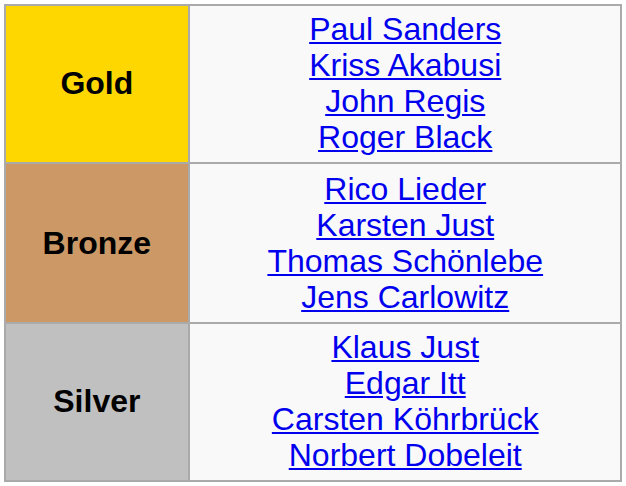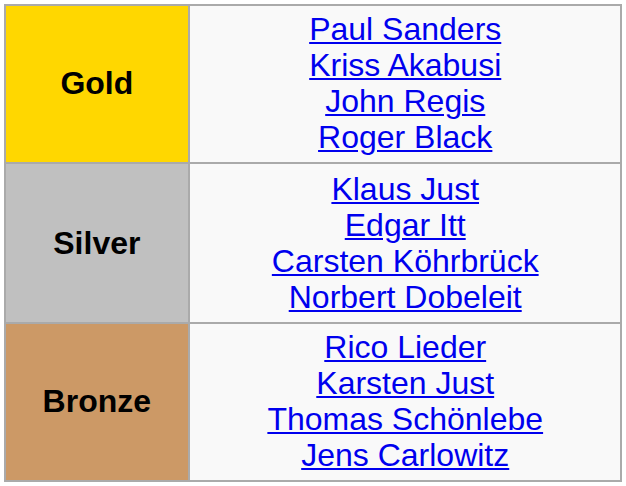rows swapped: (97, 401) <-> (97, 242)
